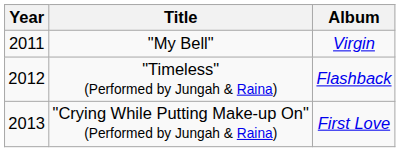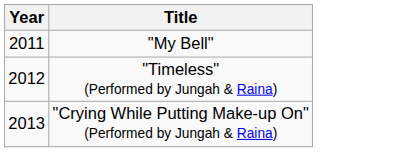- column: (354, 17)
